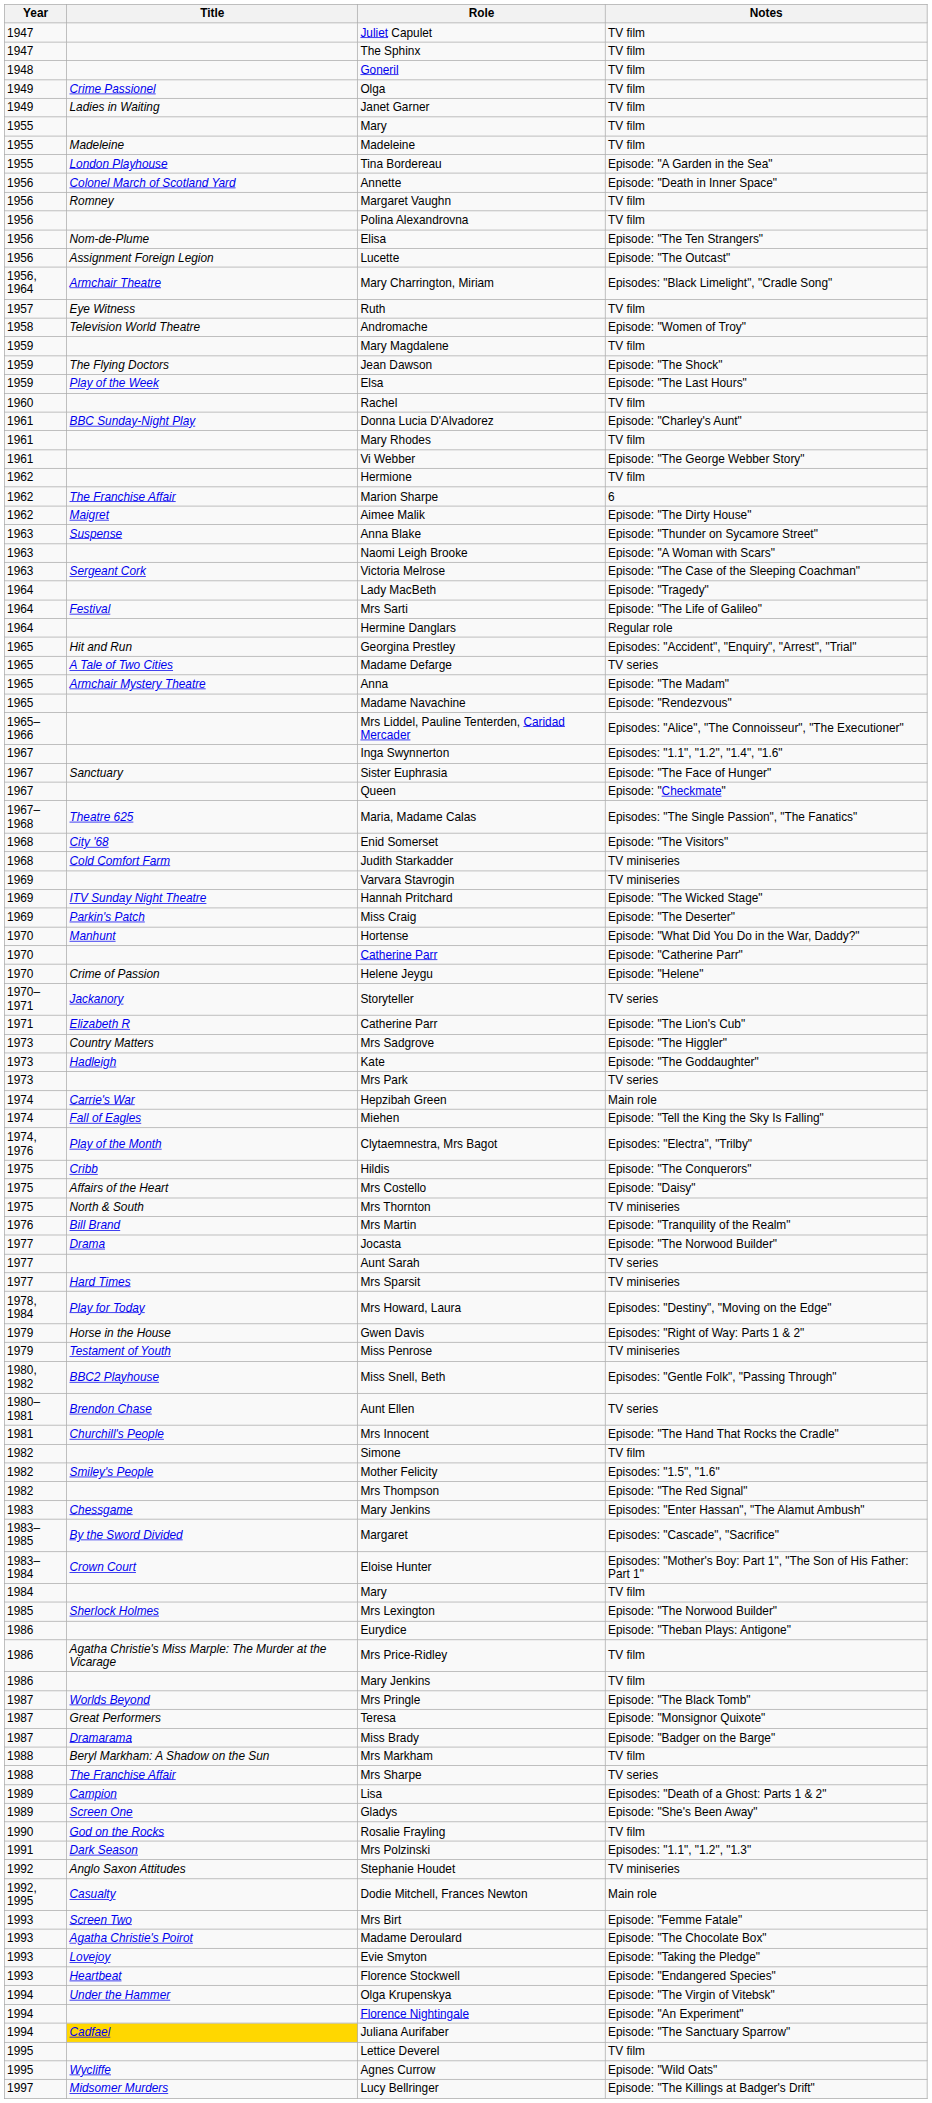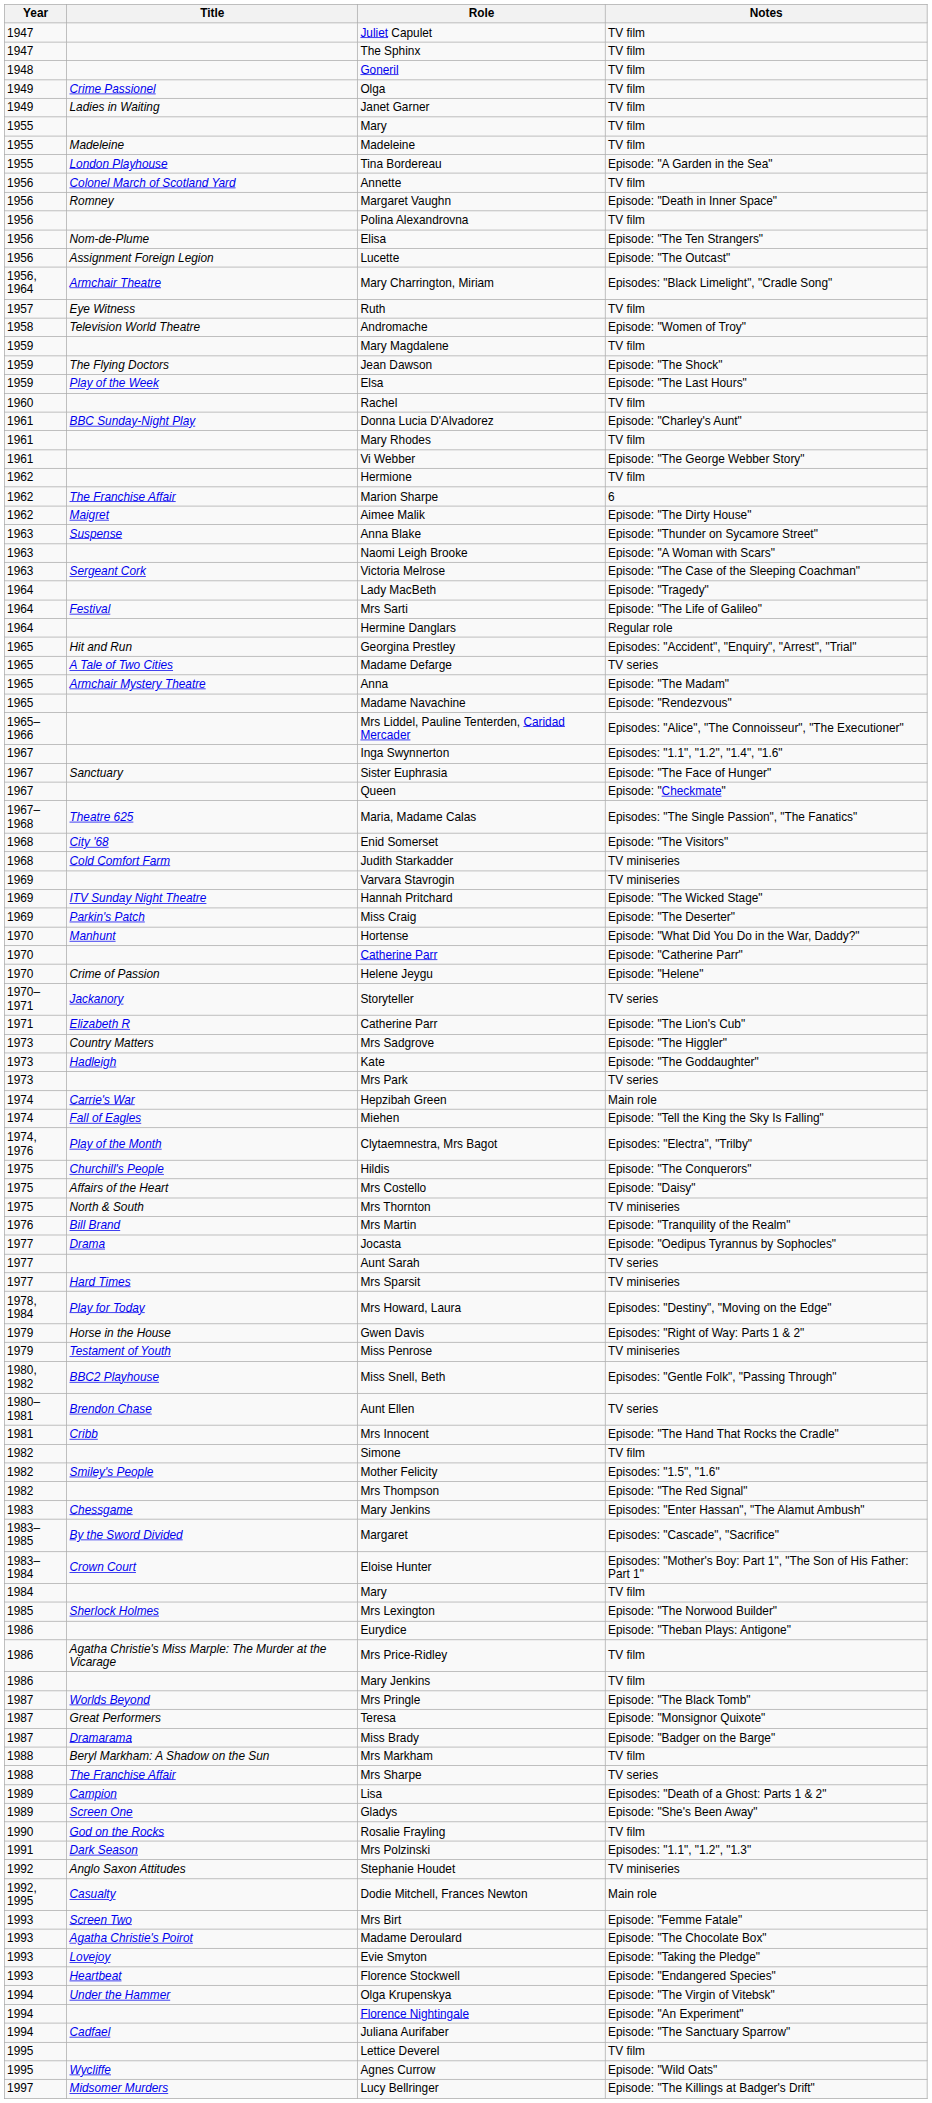(693, 182) Episode: "Death in Inner Space" -> (626, 182) TV film
(626, 201) TV film -> (693, 201) Episode: "Death in Inner Space"
(84, 1169) Cribb -> (117, 1169) Churchill's People
(693, 1244) Episode: "The Norwood Builder" -> (722, 1244) Episode: "Oedipus Tyrannus by Sophocles"
(117, 1434) Churchill's People -> (84, 1434) Cribb
(90, 2032) gold background -> (90, 2032) no background
